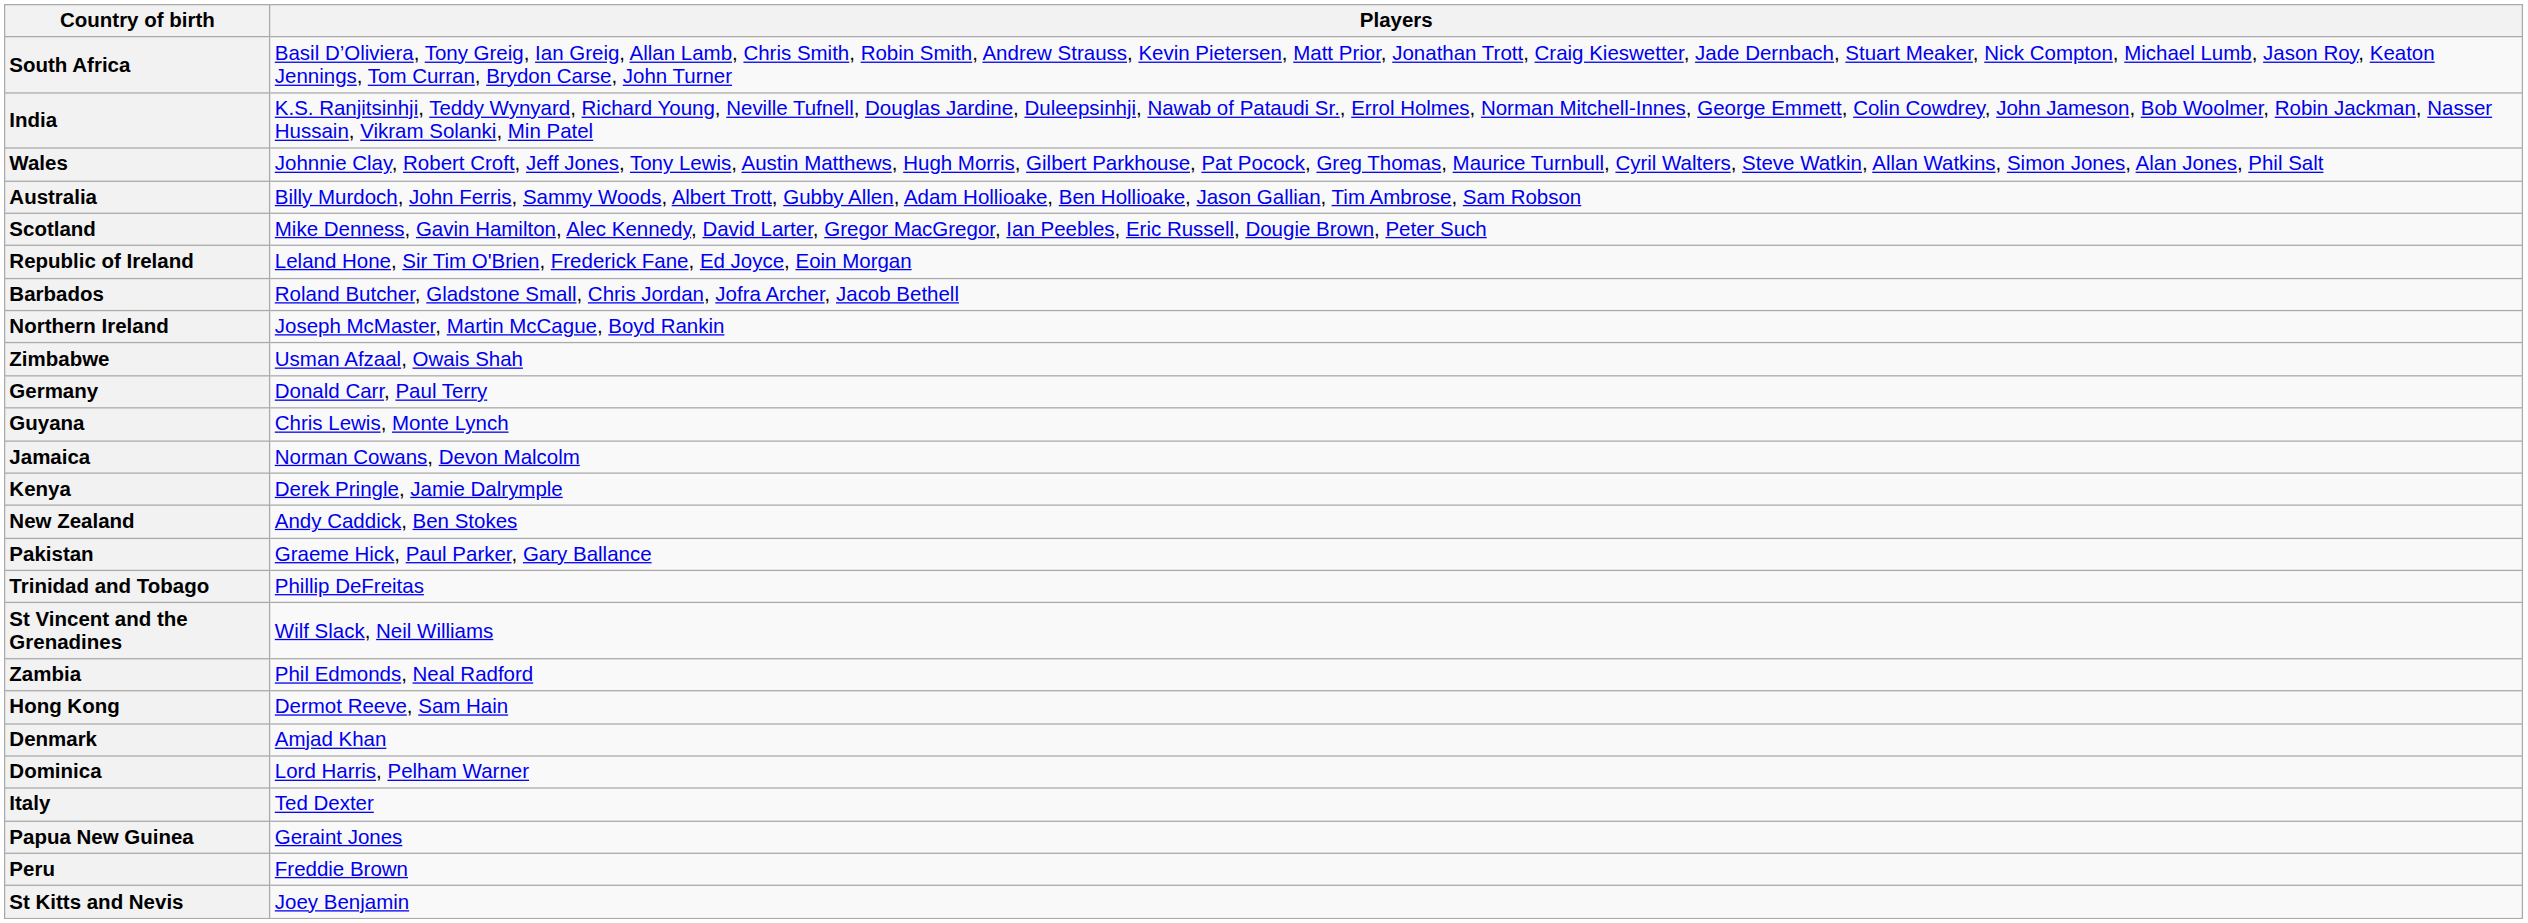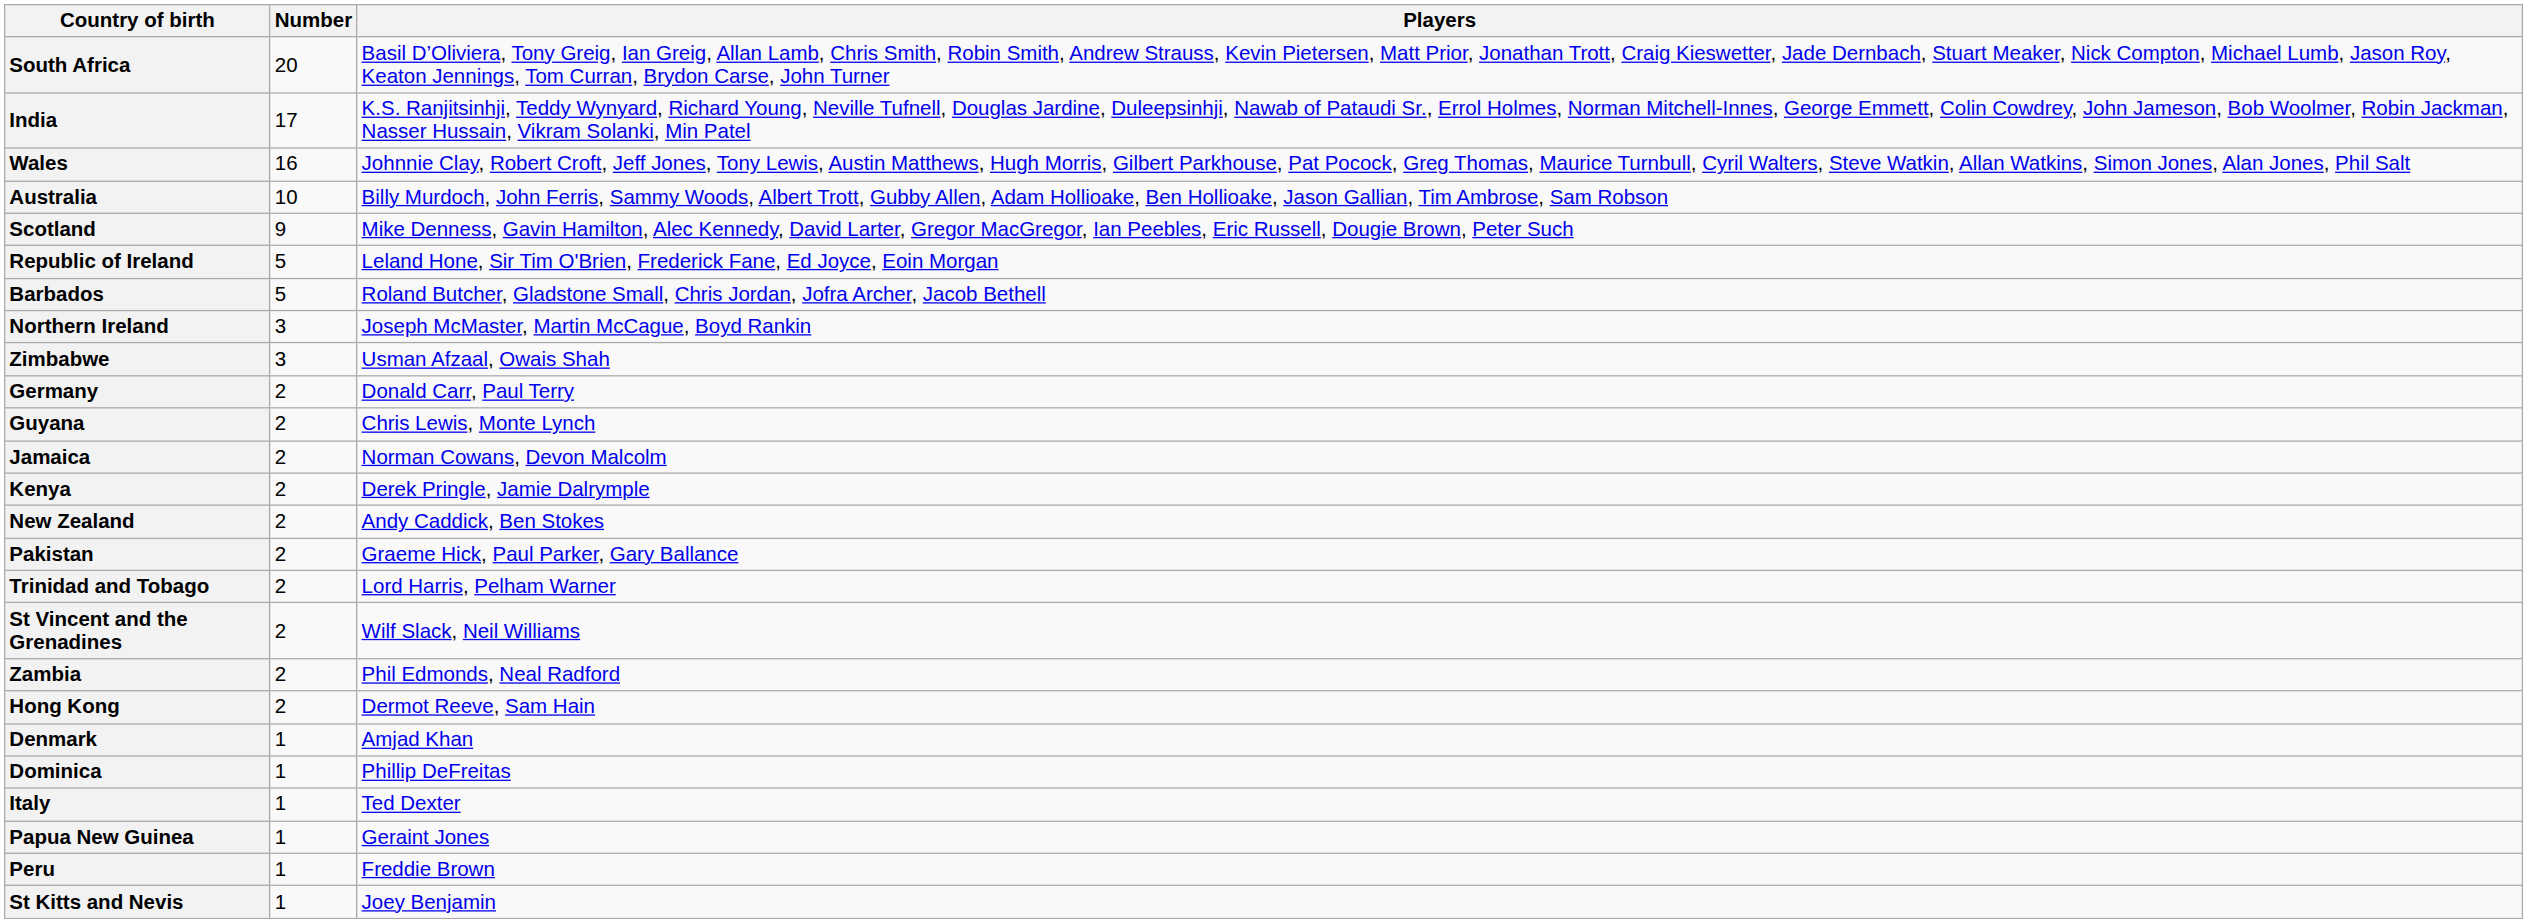+ column: (313, 20)
(349, 586) Phillip DeFreitas -> (489, 586) Lord Harris, Pelham Warner
(402, 771) Lord Harris, Pelham Warner -> (436, 771) Phillip DeFreitas
